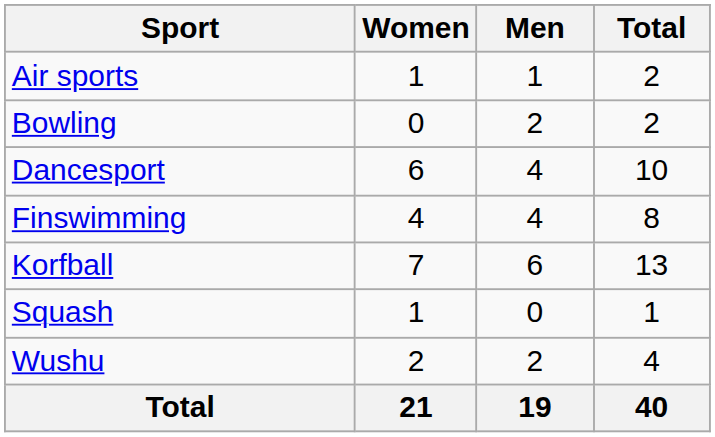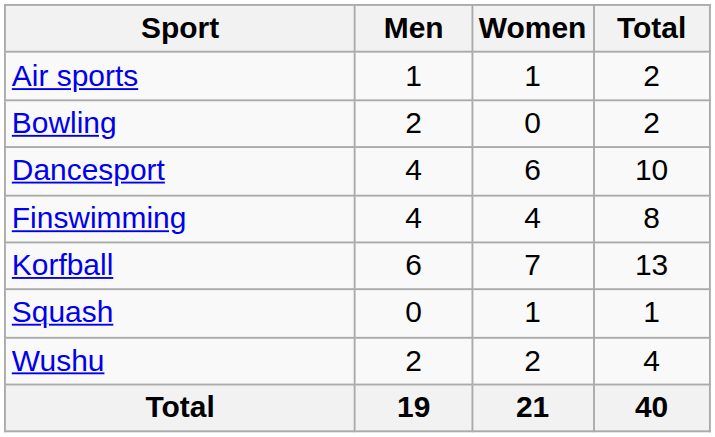columns swapped: (535, 28) <-> (416, 28)
